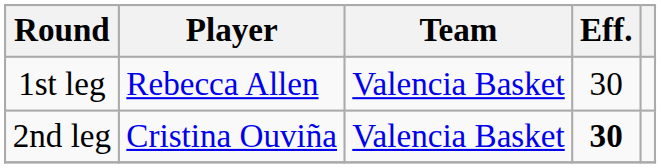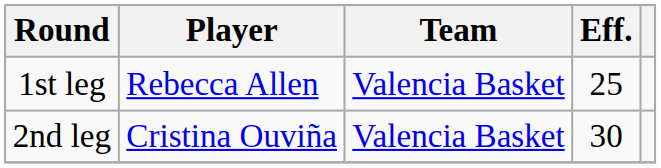(606, 83) 30 -> (606, 83) 25
(606, 135) bold -> (606, 135) normal
